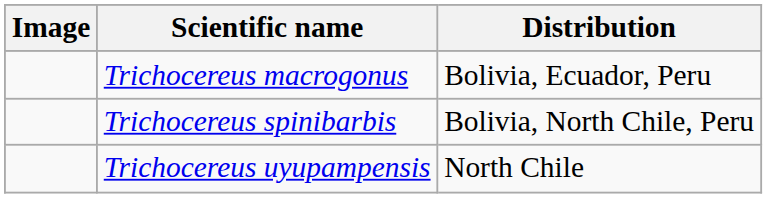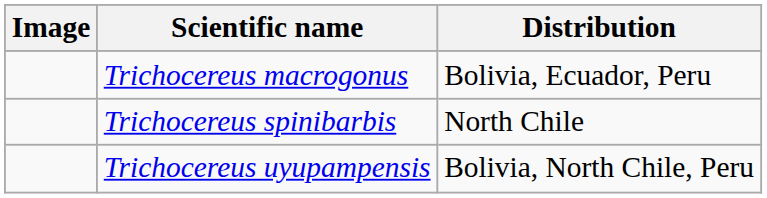(599, 121) Bolivia, North Chile, Peru -> (514, 121) North Chile
(514, 167) North Chile -> (599, 167) Bolivia, North Chile, Peru
